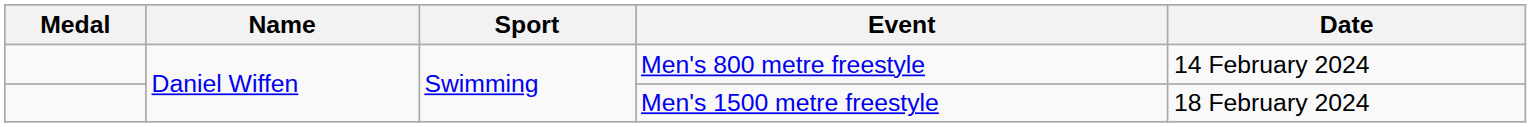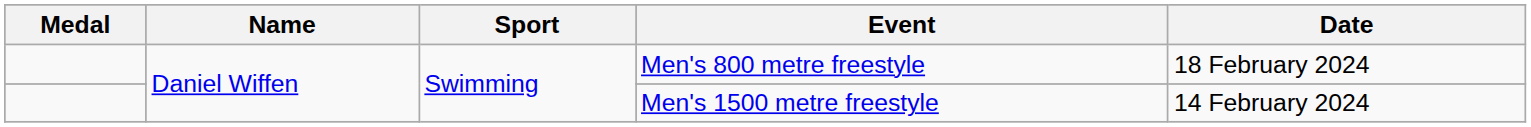(1272, 64) 14 February 2024 -> (1272, 64) 18 February 2024
(1272, 103) 18 February 2024 -> (1272, 103) 14 February 2024
